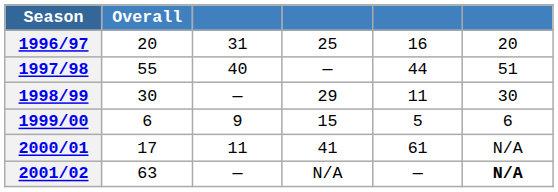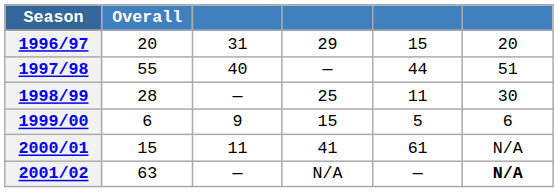(328, 44) 25 -> (328, 44) 29
(418, 44) 16 -> (418, 44) 15
(147, 96) 30 -> (147, 96) 28
(328, 96) 29 -> (328, 96) 25
(147, 148) 17 -> (147, 148) 15
